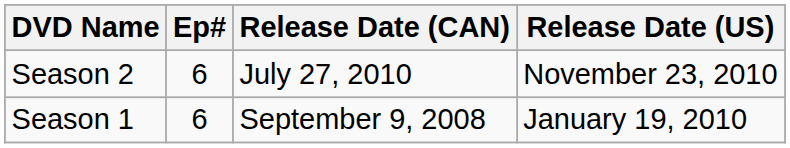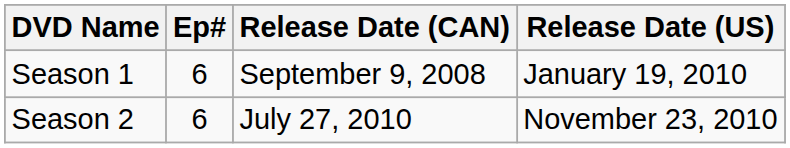rows swapped: (73, 119) <-> (73, 73)
